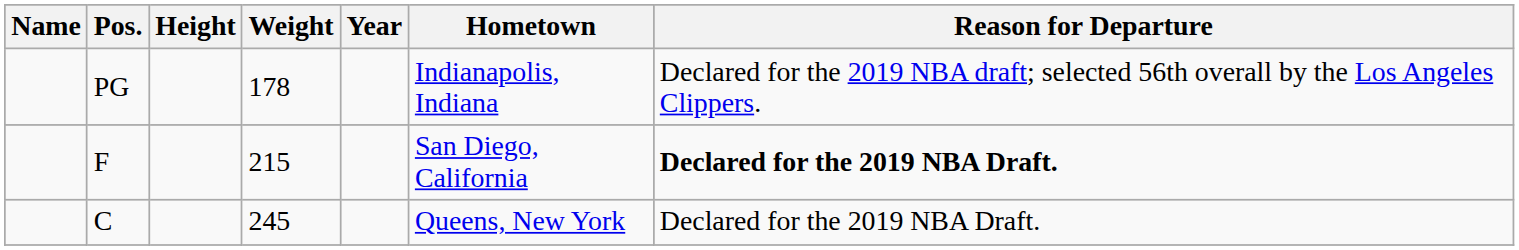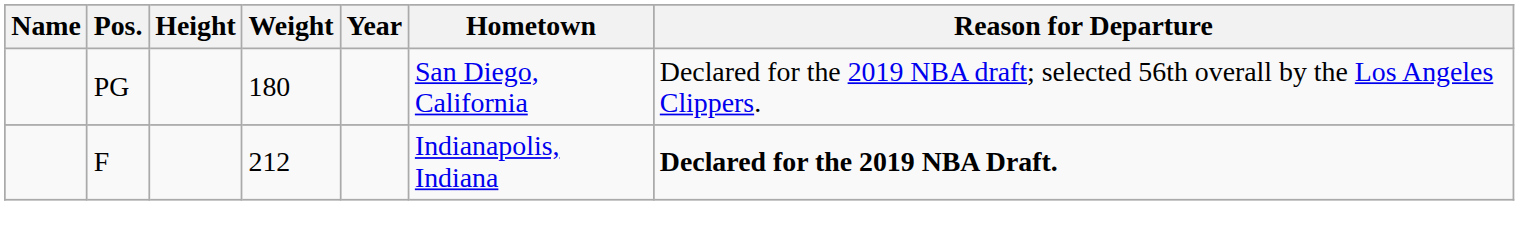(269, 86) 178 -> (269, 86) 180
(487, 86) Indianapolis, Indiana -> (477, 86) San Diego, California
(269, 161) 215 -> (269, 161) 212
(477, 161) San Diego, California -> (487, 161) Indianapolis, Indiana
- row: (103, 221)
